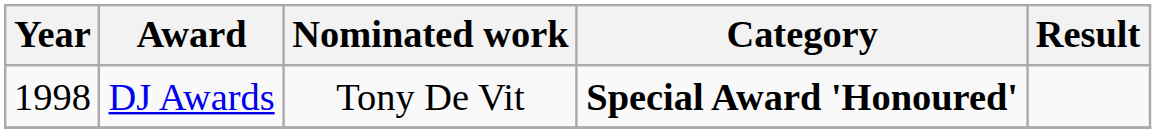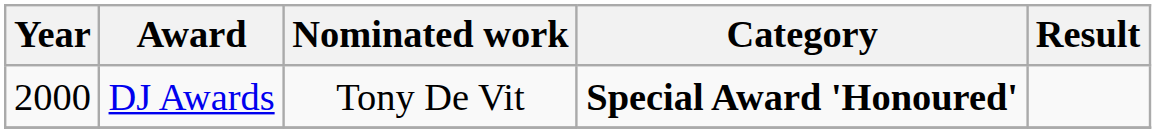(52, 95) 1998 -> (52, 95) 2000
